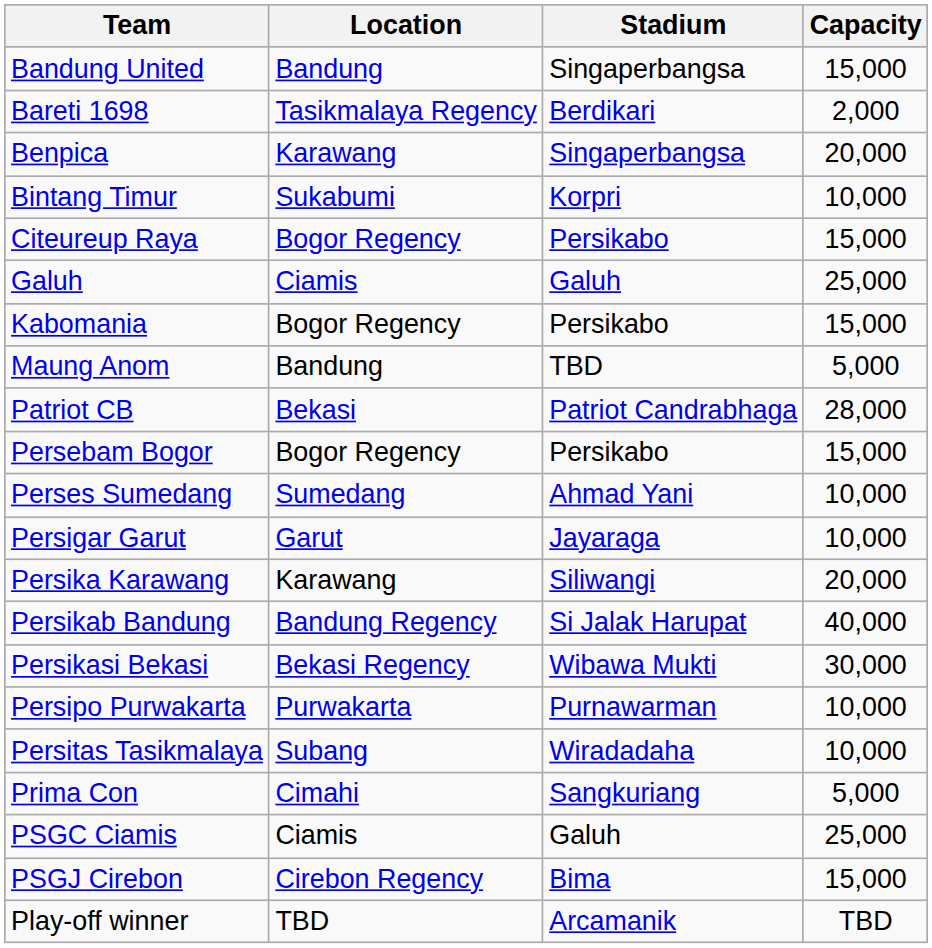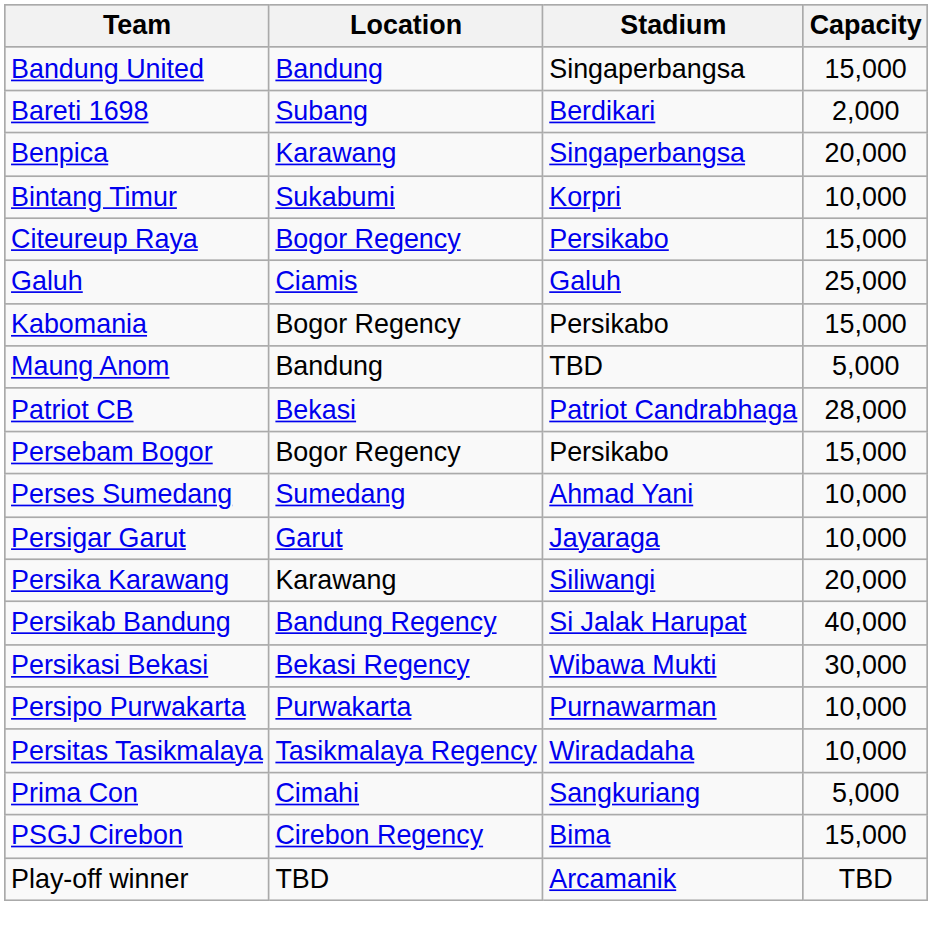(406, 111) Tasikmalaya Regency -> (322, 111) Subang
(322, 750) Subang -> (406, 750) Tasikmalaya Regency
- row: (94, 835)
